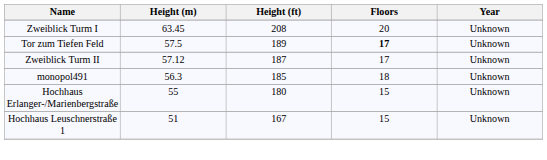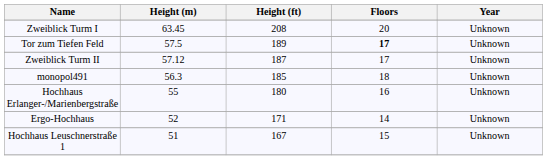(384, 92) 15 -> (384, 92) 16
+ row: (62, 119)
